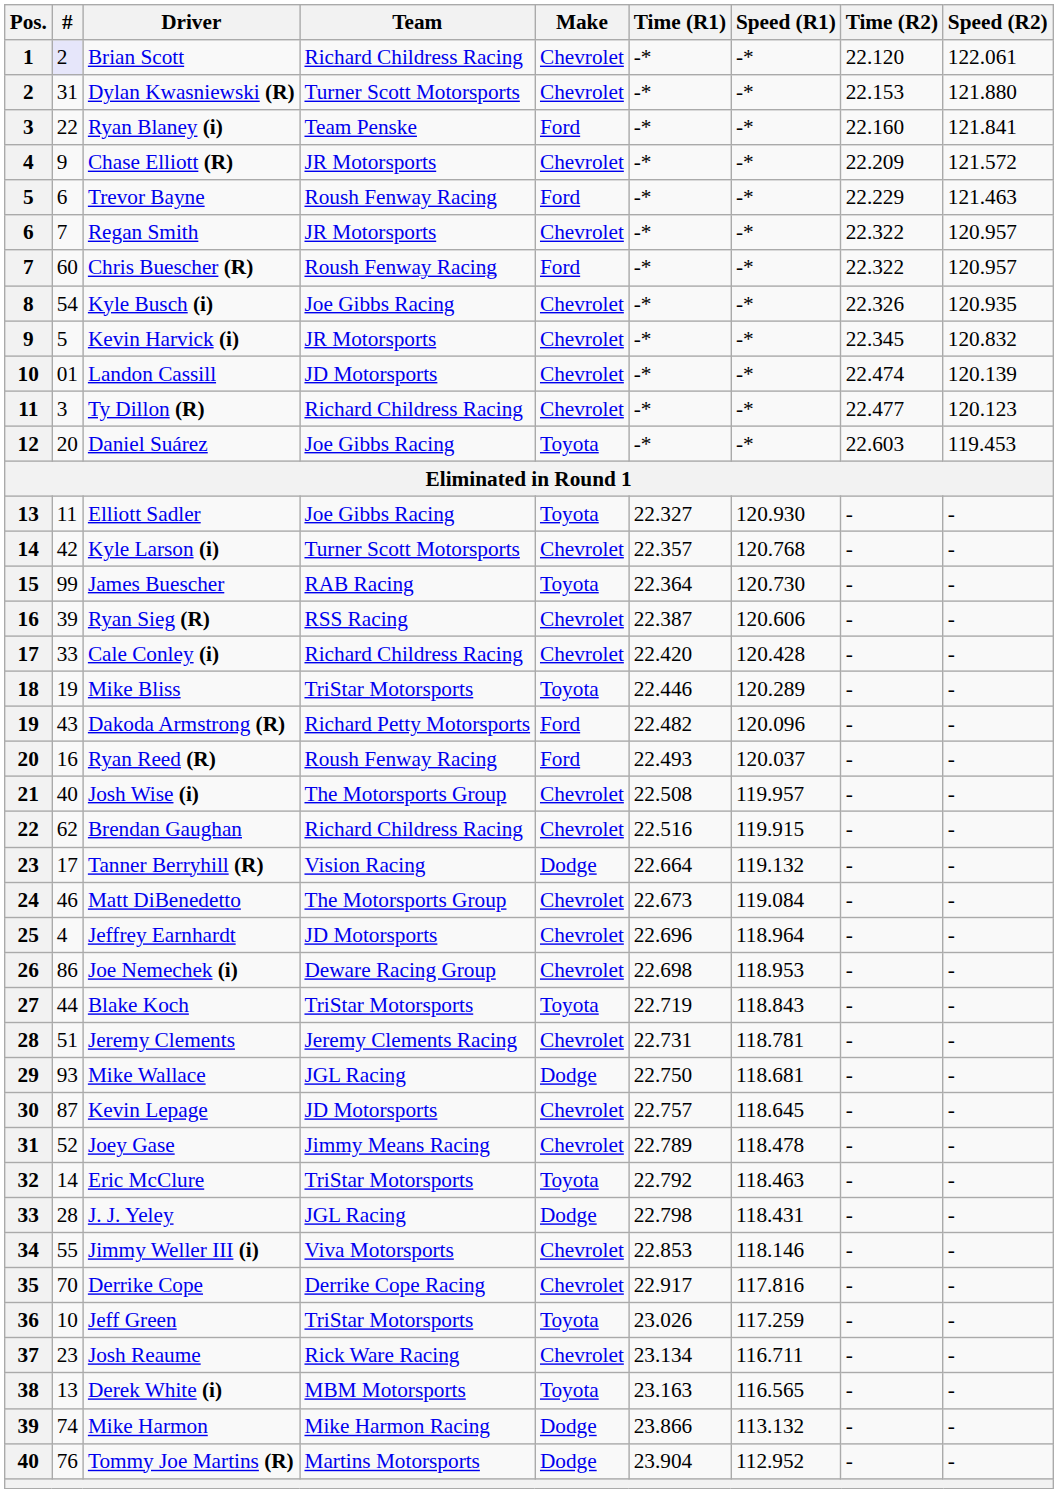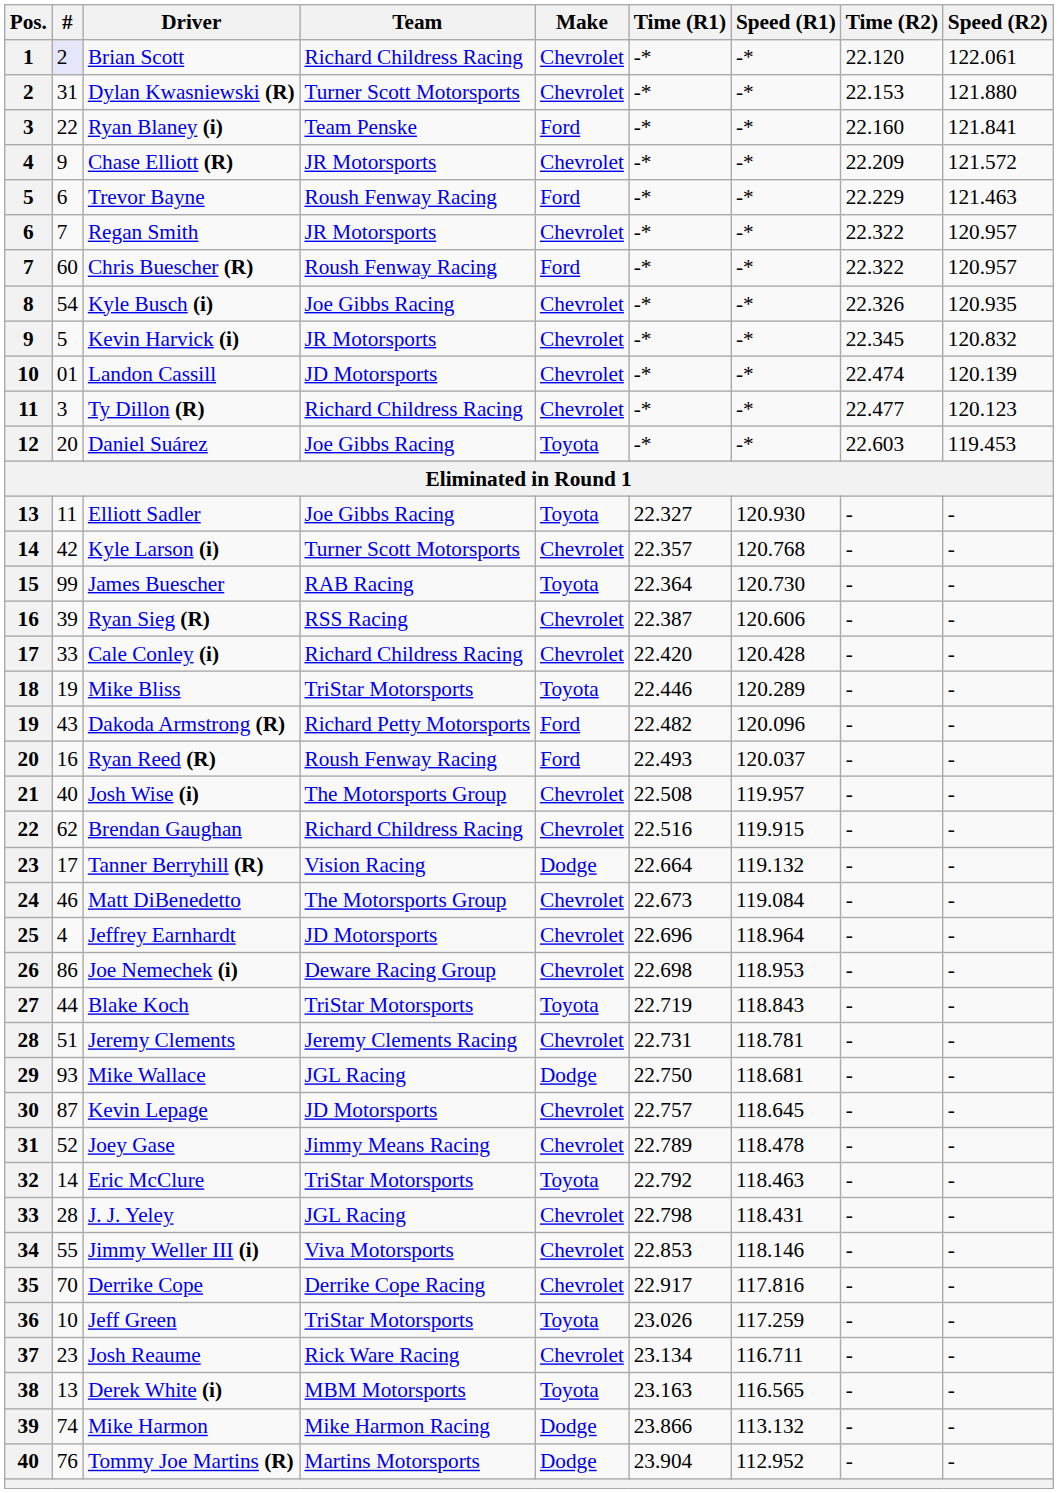(568, 1215) Dodge -> (582, 1215) Chevrolet
